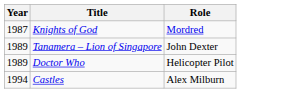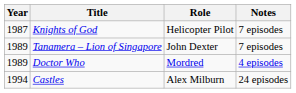+ column: (263, 12)
(185, 29) Mordred -> (200, 29) Helicopter Pilot
(200, 63) Helicopter Pilot -> (185, 63) Mordred
